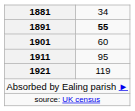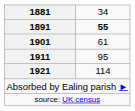(103, 42) 60 -> (103, 42) 61
(103, 71) 119 -> (103, 71) 114
